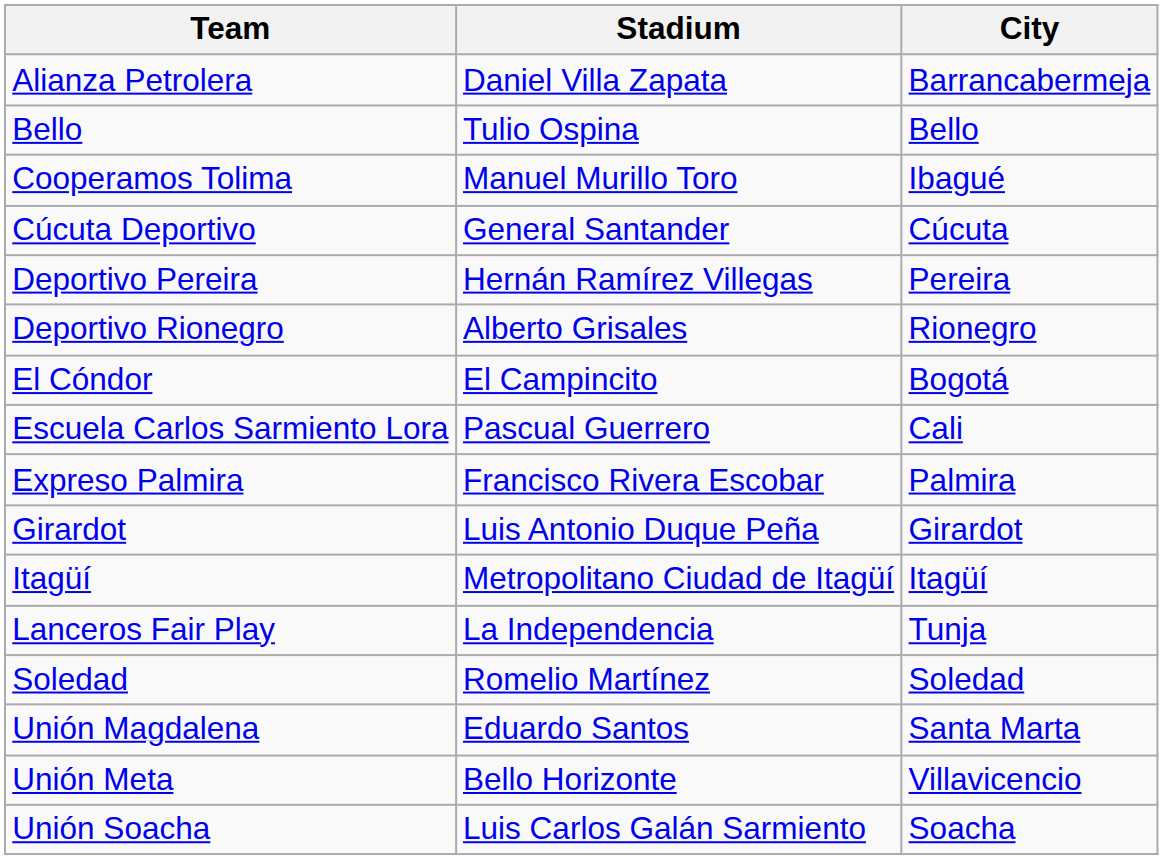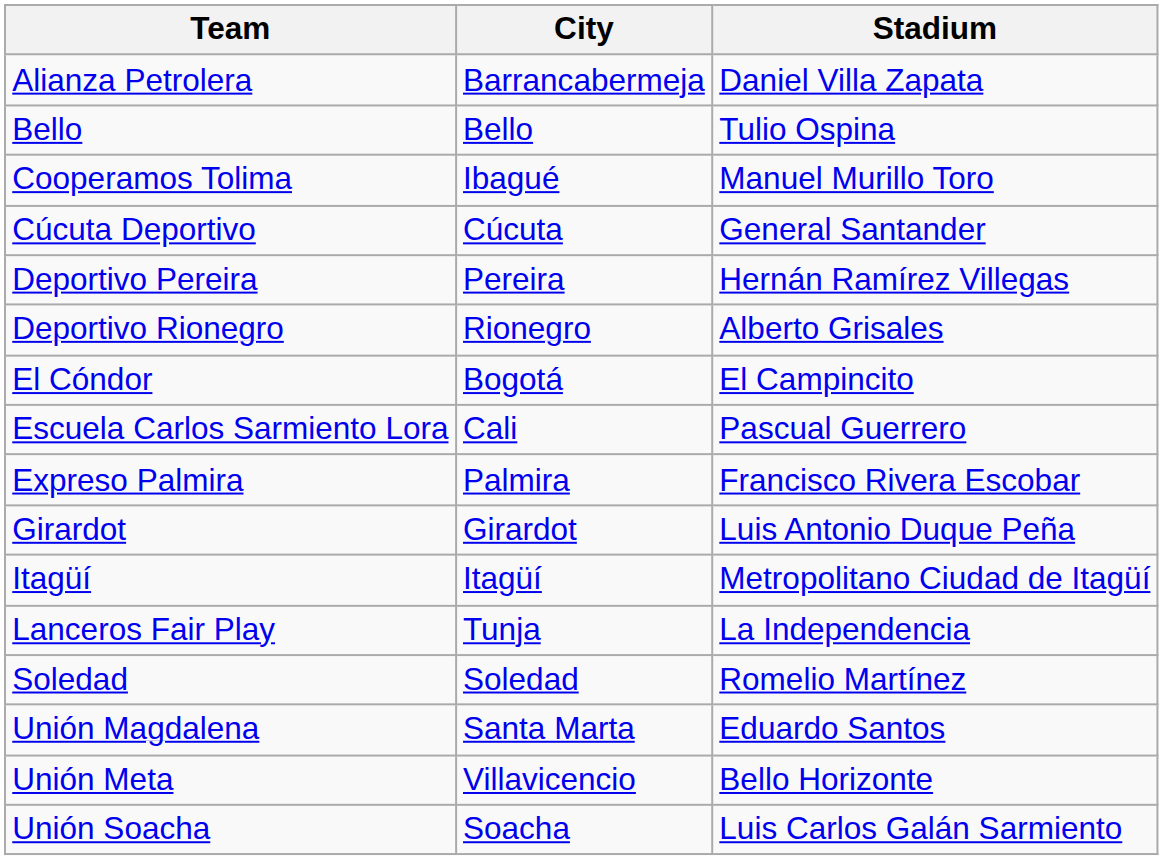columns swapped: (1029, 29) <-> (679, 29)
